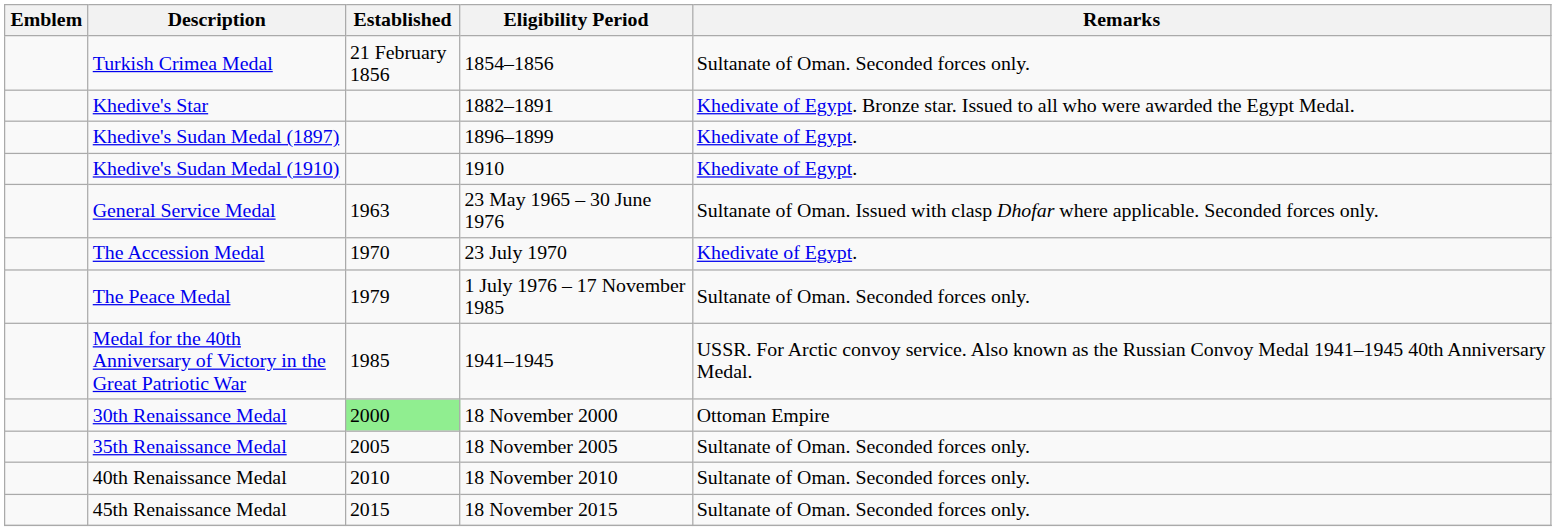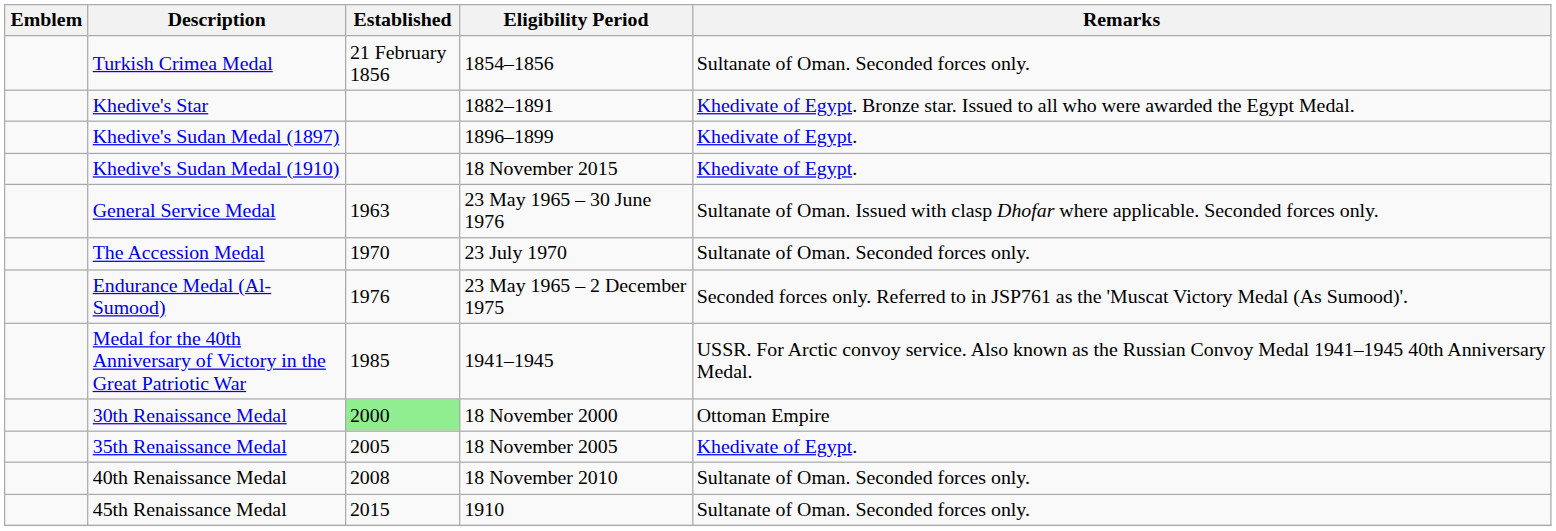(484, 168) 1910 -> (541, 168) 18 November 2015
(777, 253) Khedivate of Egypt. -> (863, 253) Sultanate of Oman. Seconded forces only.
- row: (162, 296)
+ row: (182, 296)
(863, 446) Sultanate of Oman. Seconded forces only. -> (777, 446) Khedivate of Egypt.
(370, 477) 2010 -> (370, 477) 2008
(541, 509) 18 November 2015 -> (484, 509) 1910
